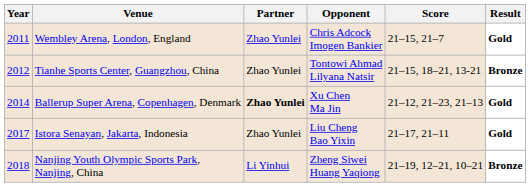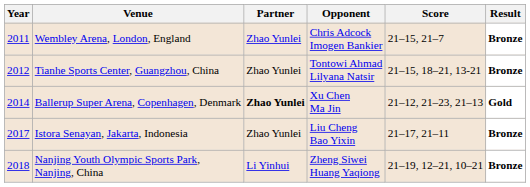(500, 39) Gold -> (505, 39) Bronze
(500, 134) Gold -> (505, 134) Bronze
